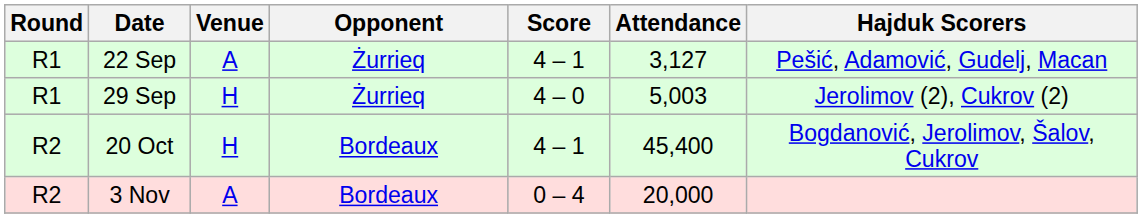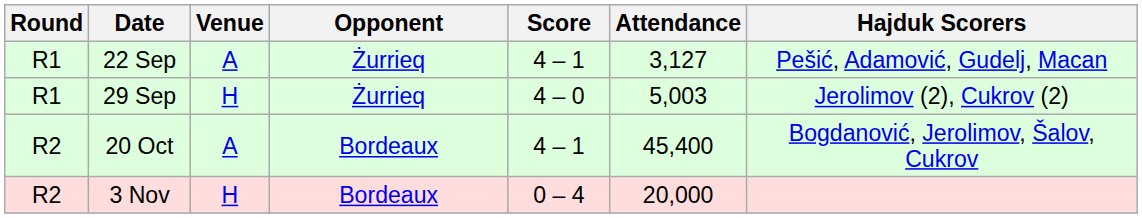(230, 146) H -> (230, 146) A
(230, 195) A -> (230, 195) H
